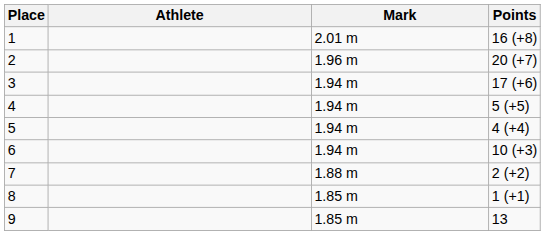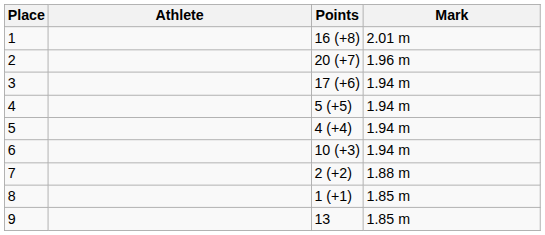columns swapped: (400, 15) <-> (515, 15)
